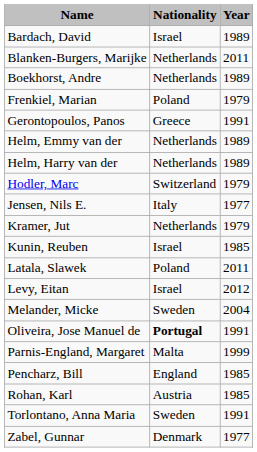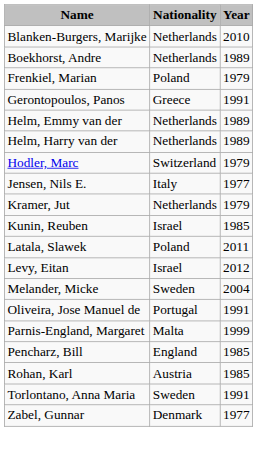- row: (49, 36)
(236, 57) 2011 -> (236, 36) 2010
(177, 331) bold -> (175, 310) normal
